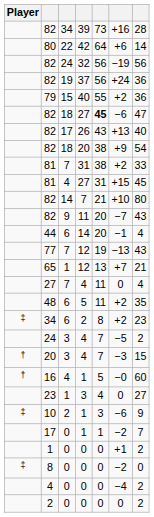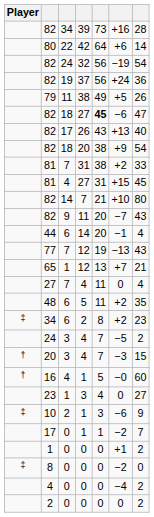(140, 64) 56 -> (140, 64) 54
- row: (50, 98)
+ row: (50, 98)
